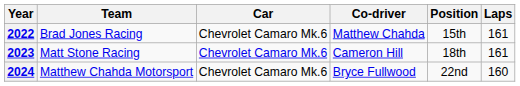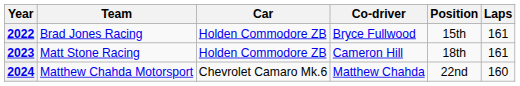(263, 33) Chevrolet Camaro Mk.6 -> (263, 33) Holden Commodore ZB
(379, 33) Matthew Chahda -> (374, 33) Bryce Fullwood
(263, 53) Chevrolet Camaro Mk.6 -> (263, 53) Holden Commodore ZB
(374, 72) Bryce Fullwood -> (379, 72) Matthew Chahda
